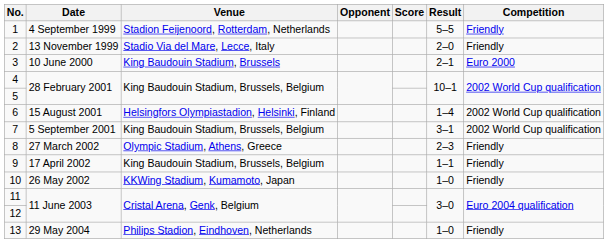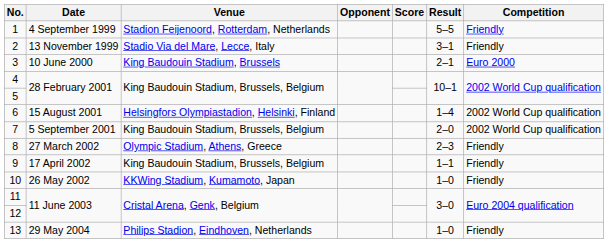(445, 46) 2–0 -> (445, 46) 3–1
(445, 130) 3–1 -> (445, 130) 2–0
